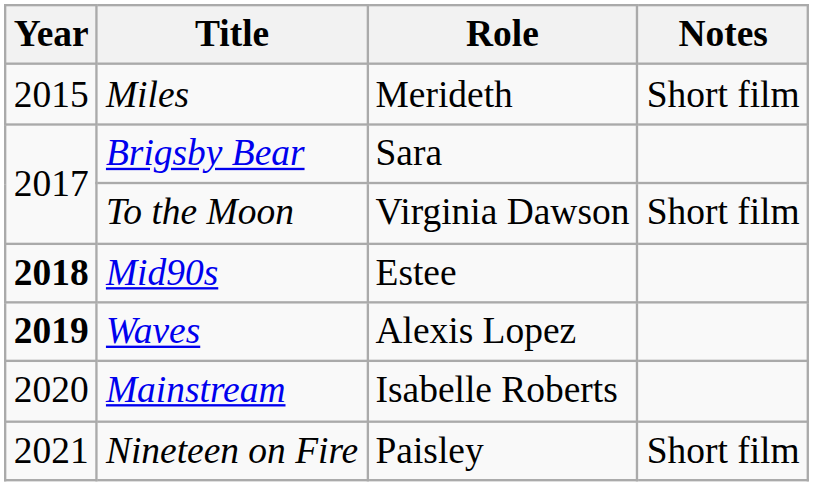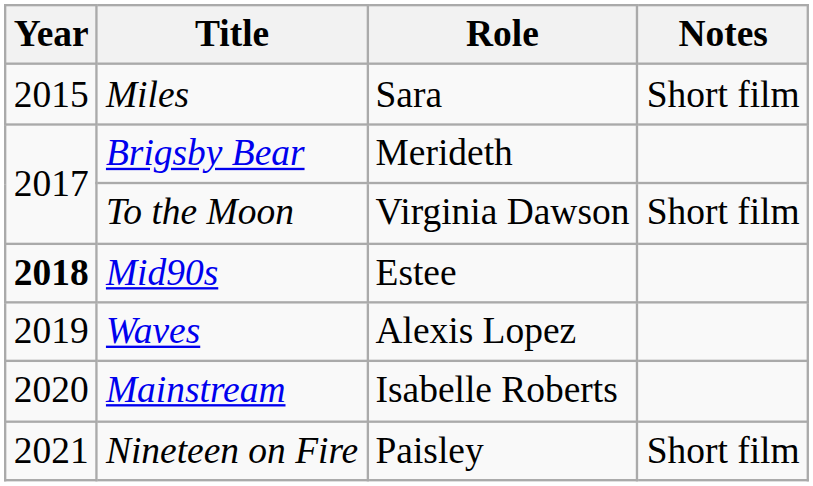(444, 93) Merideth -> (409, 93) Sara
(409, 152) Sara -> (444, 152) Merideth
(51, 331) bold -> (51, 331) normal
